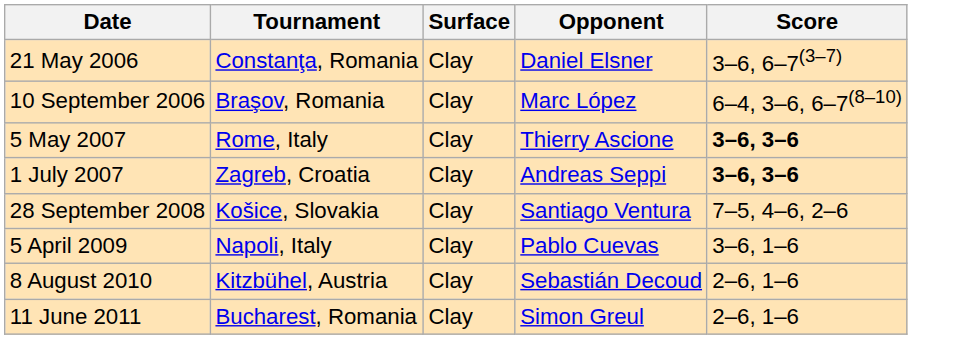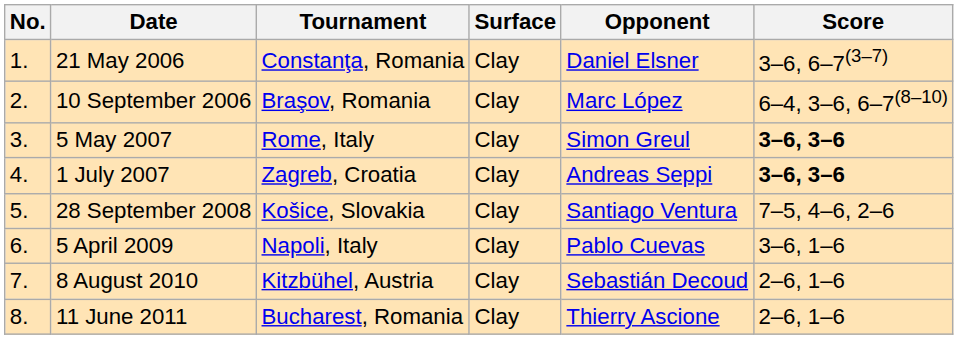+ column: (28, 22)
(597, 139) Thierry Ascione -> (628, 139) Simon Greul
(582, 316) Simon Greul -> (643, 316) Thierry Ascione
